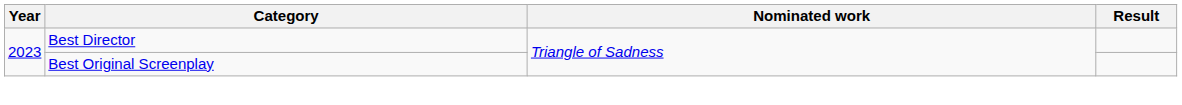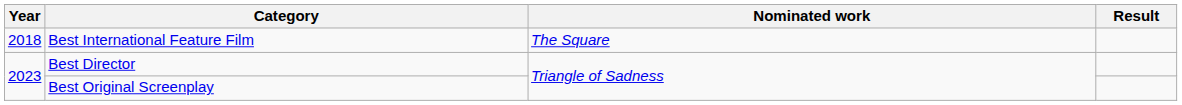+ row: (151, 40)
